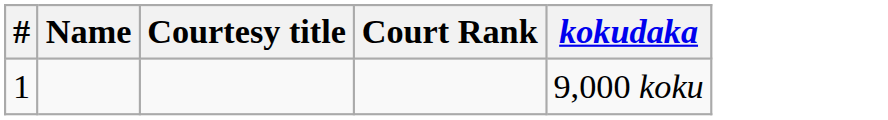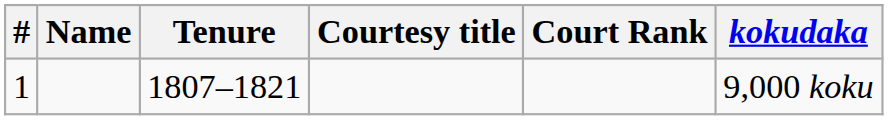+ column: (224, 31)
